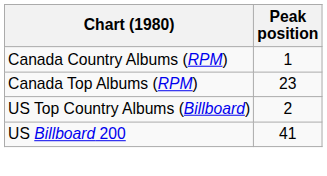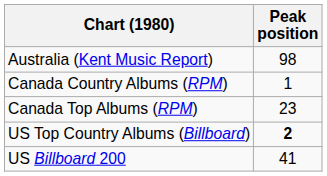+ row: (110, 59)
(288, 109) normal -> (288, 134) bold
